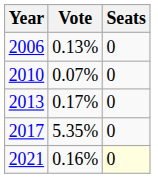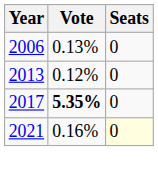- row: (26, 74)
(75, 103) 0.17% -> (75, 74) 0.12%
(75, 131) normal -> (77, 103) bold
